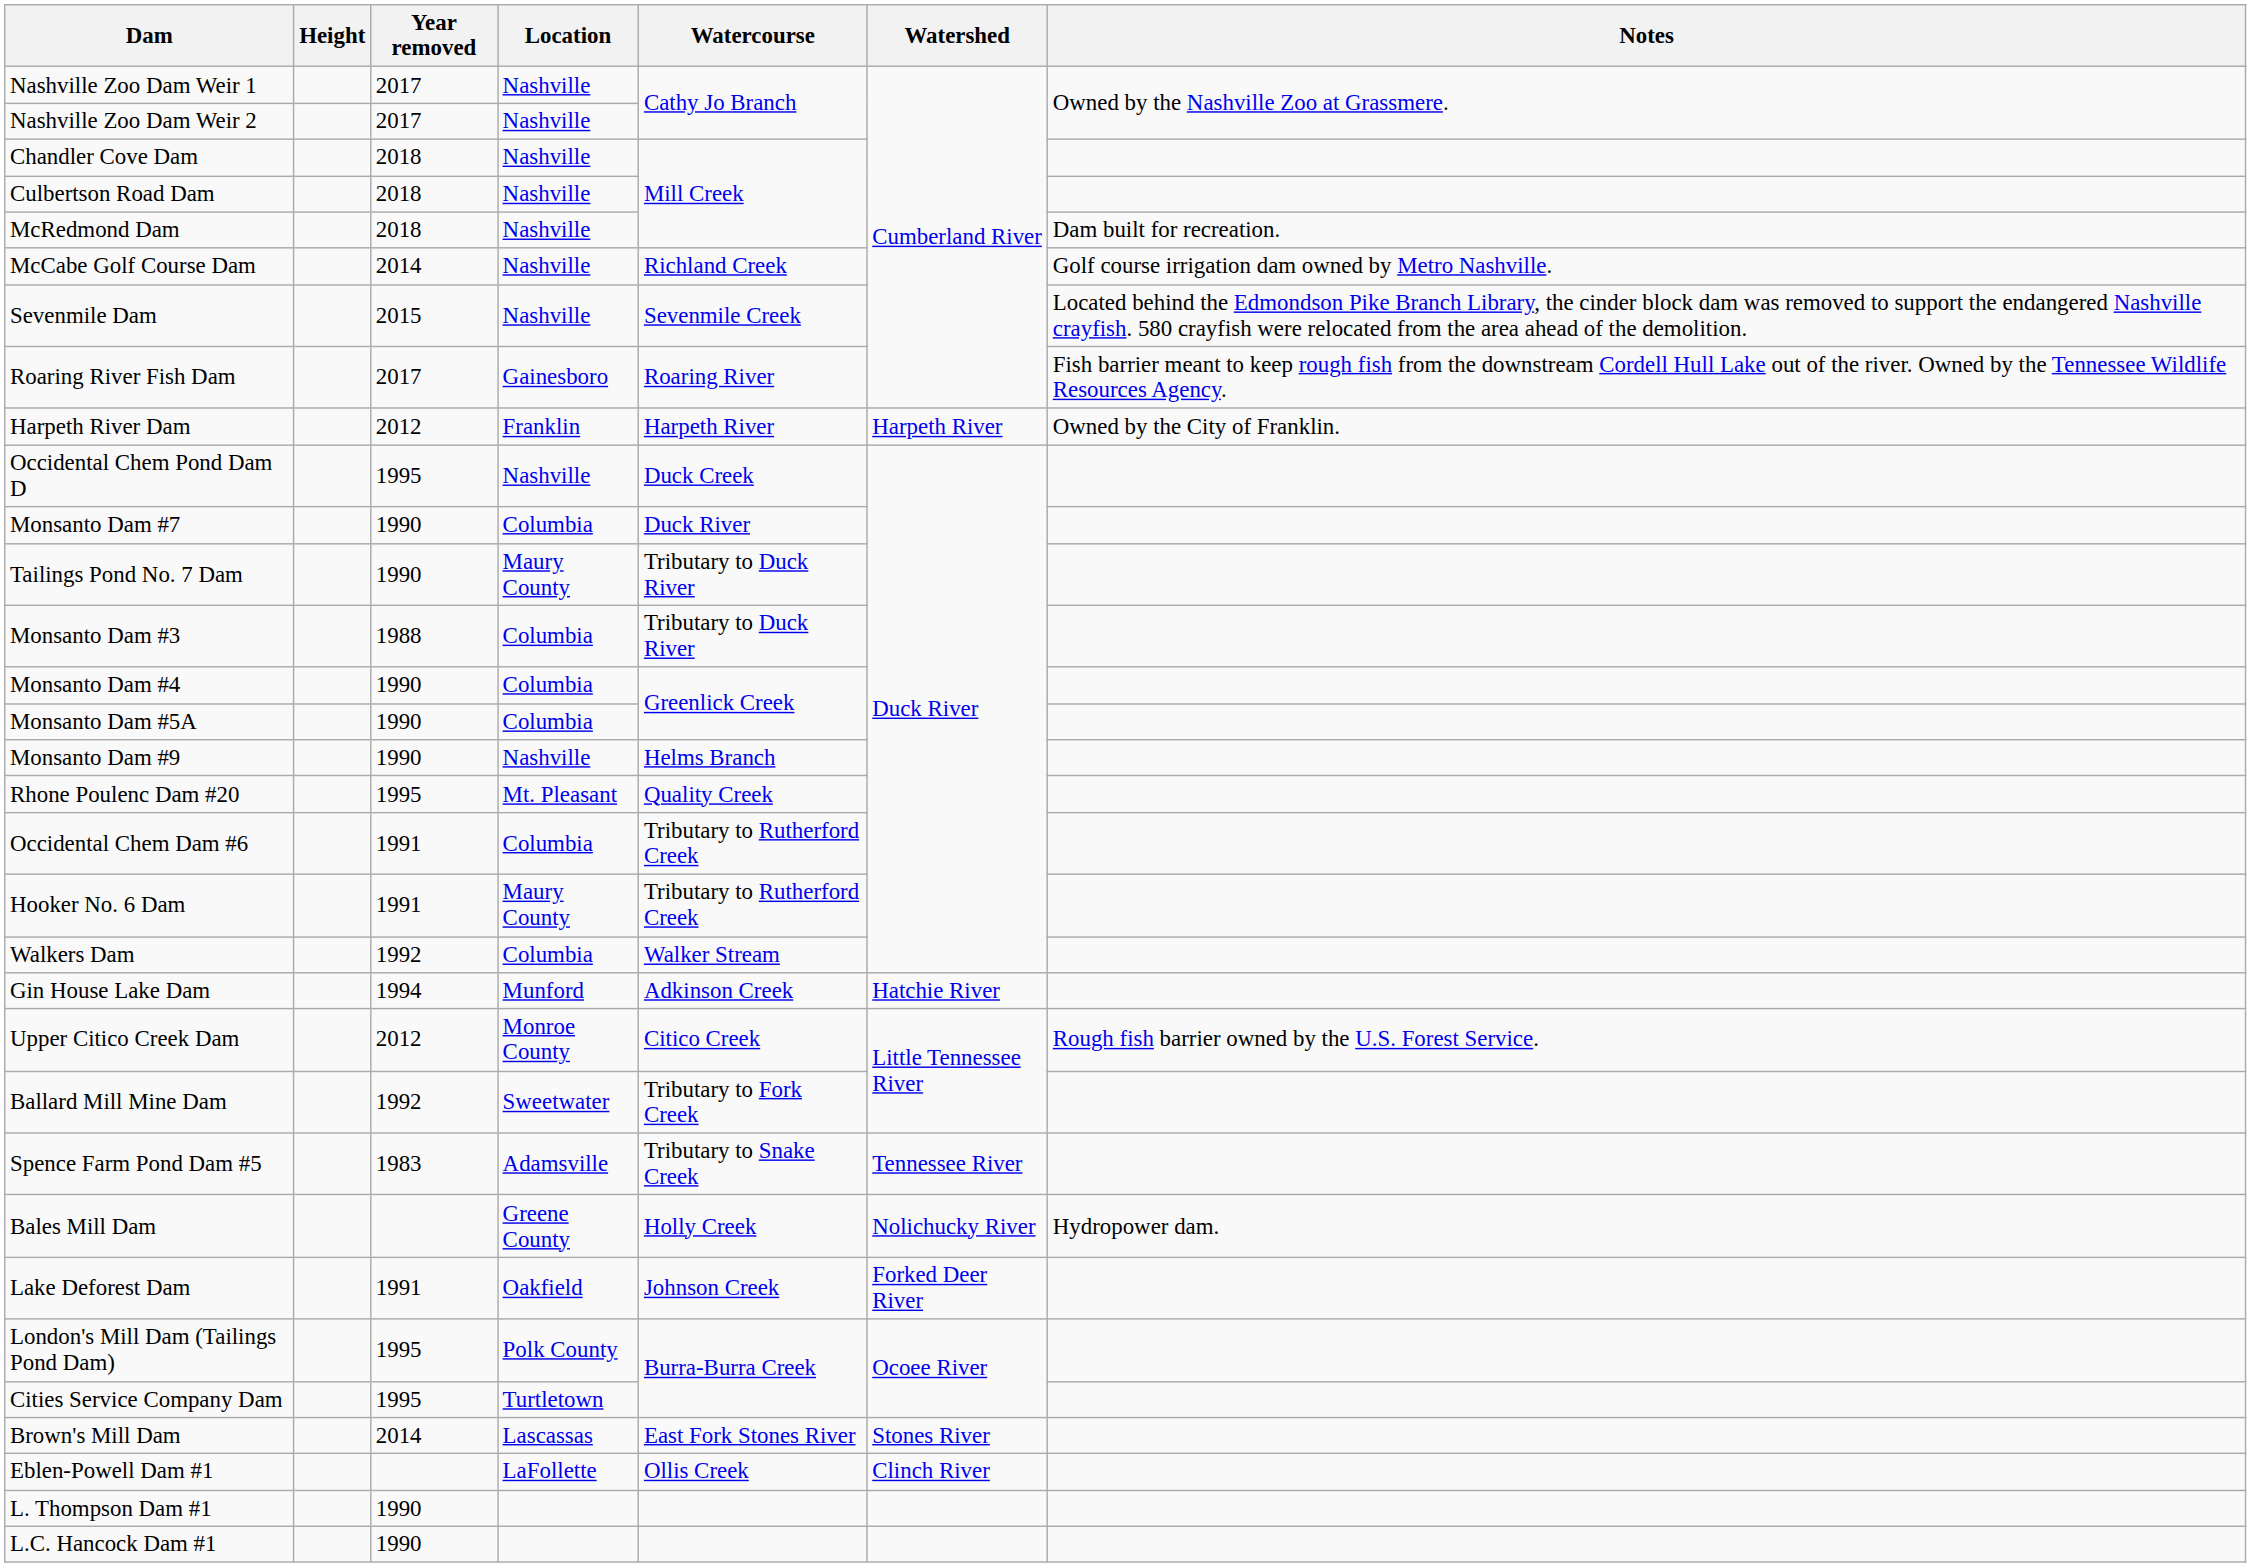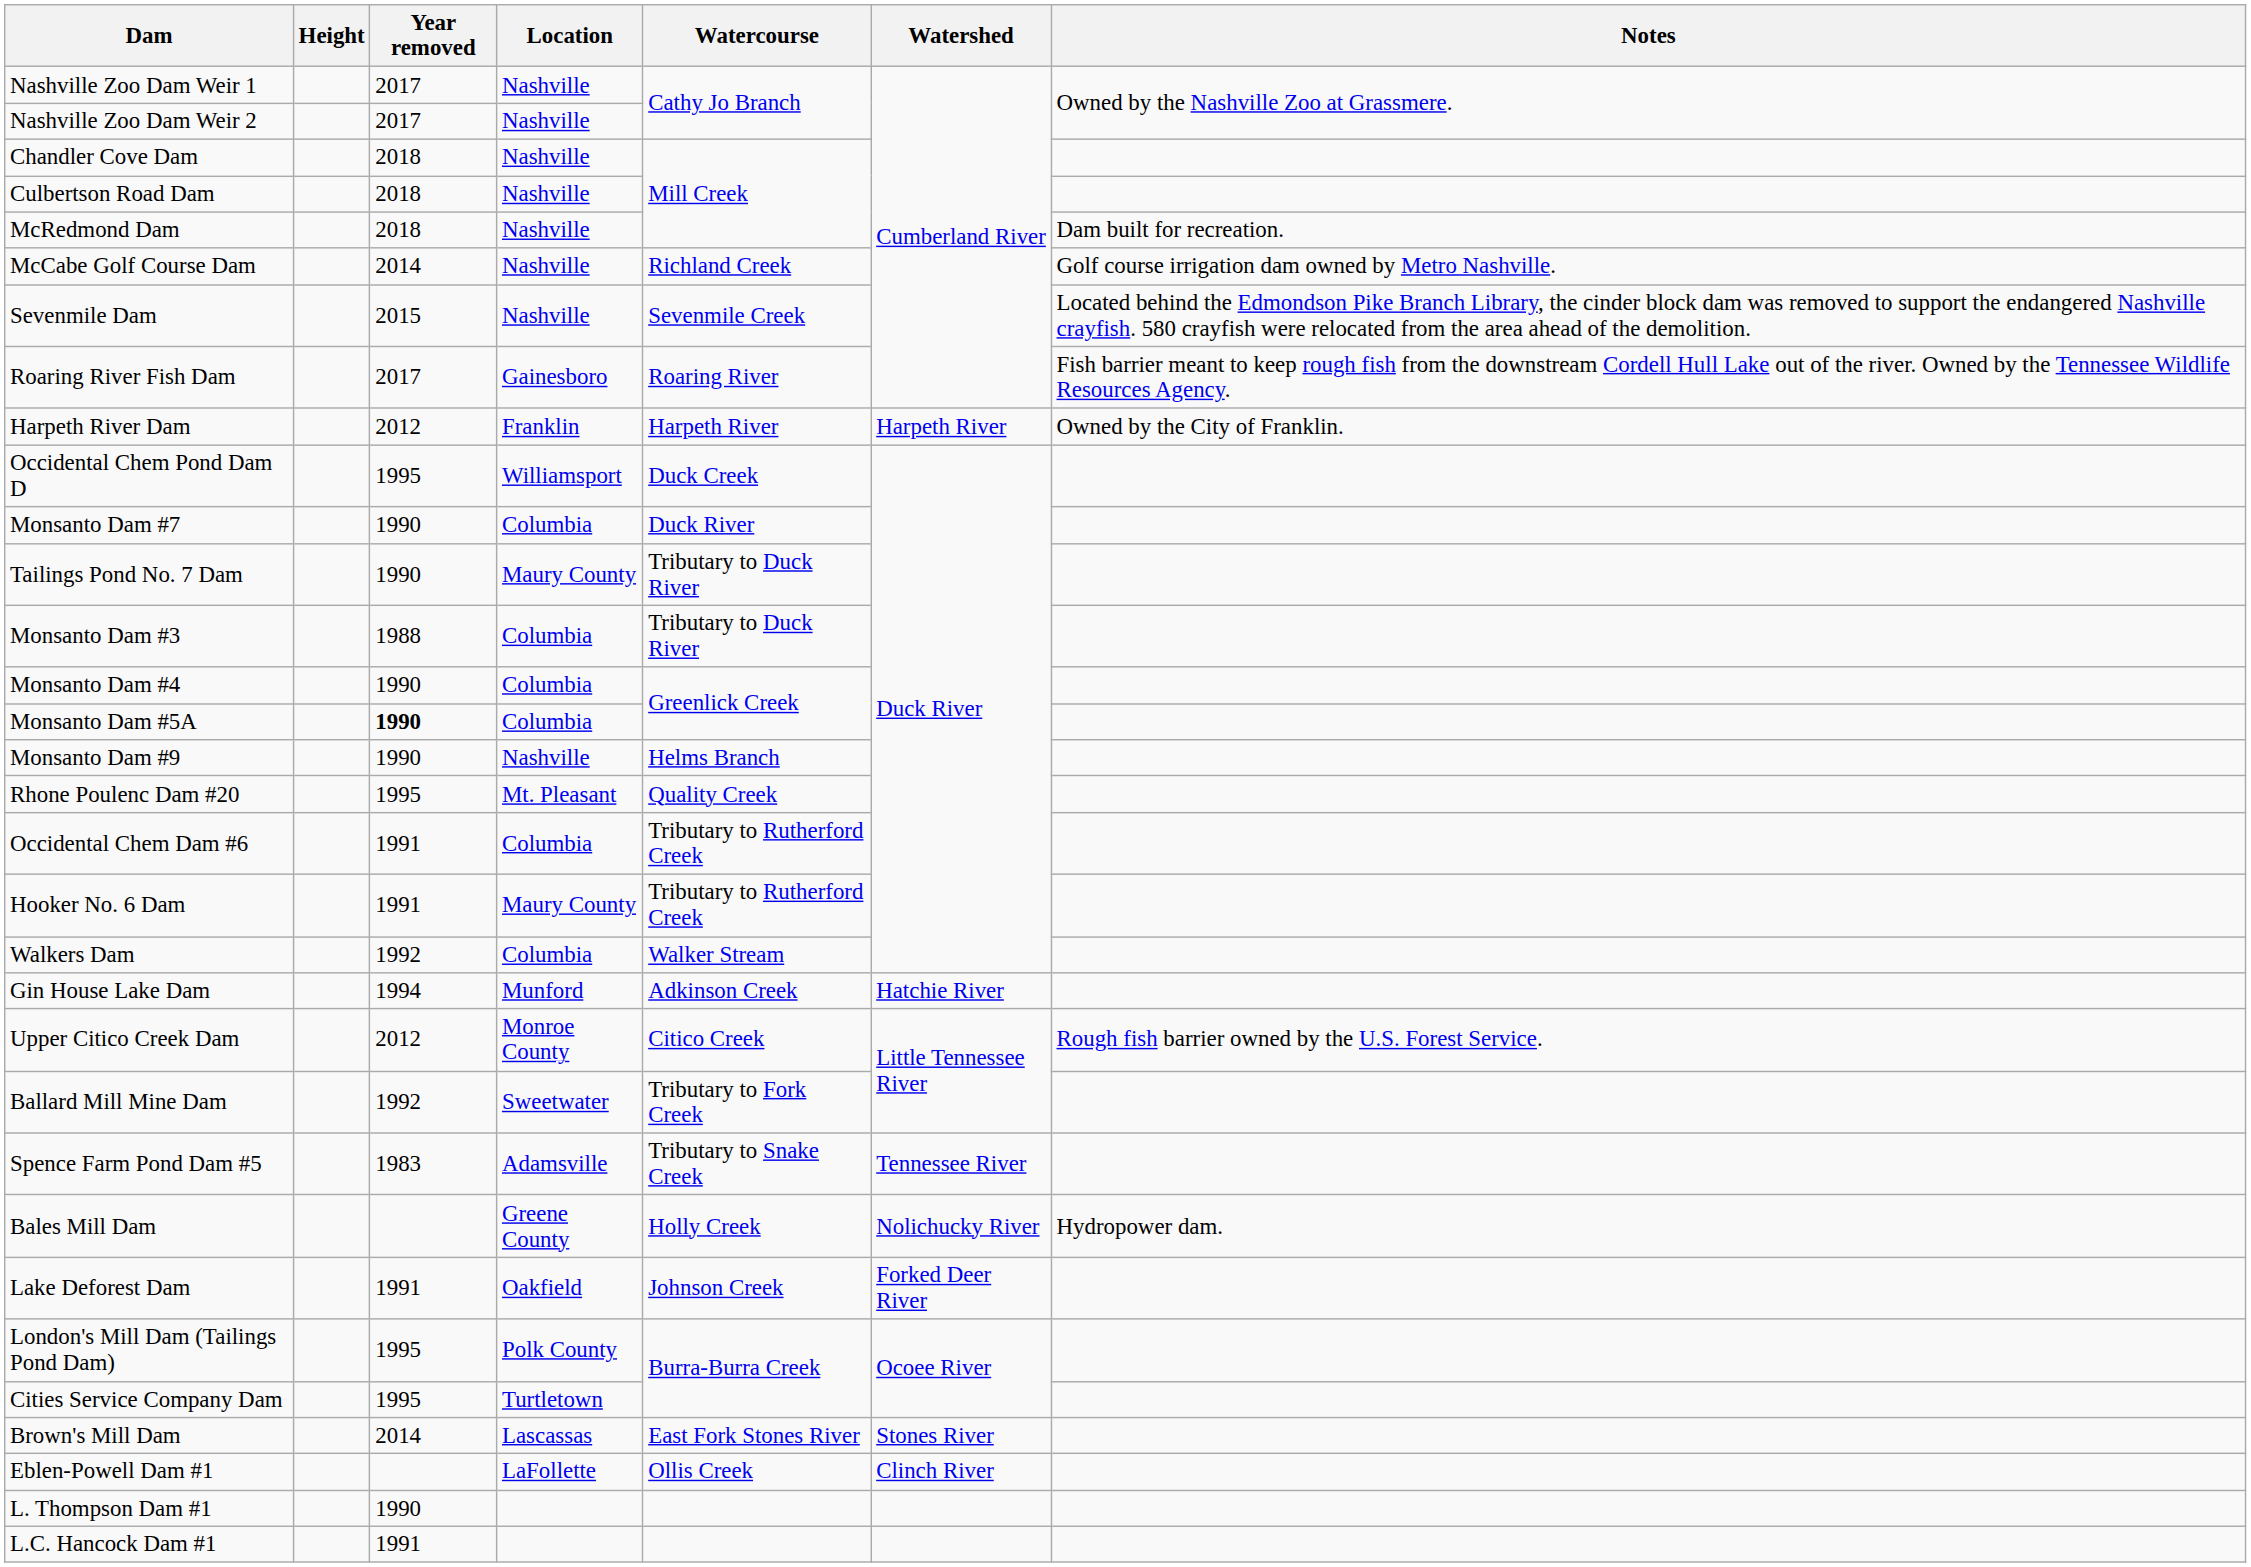(546, 475) Nashville -> (562, 475) Williamsport
(399, 721) normal -> (398, 721) bold
(399, 1544) 1990 -> (398, 1544) 1991
